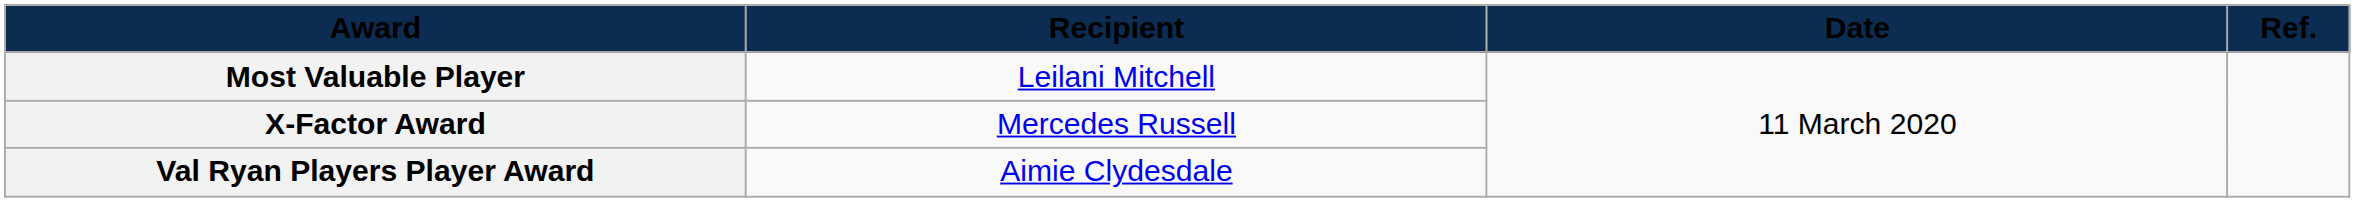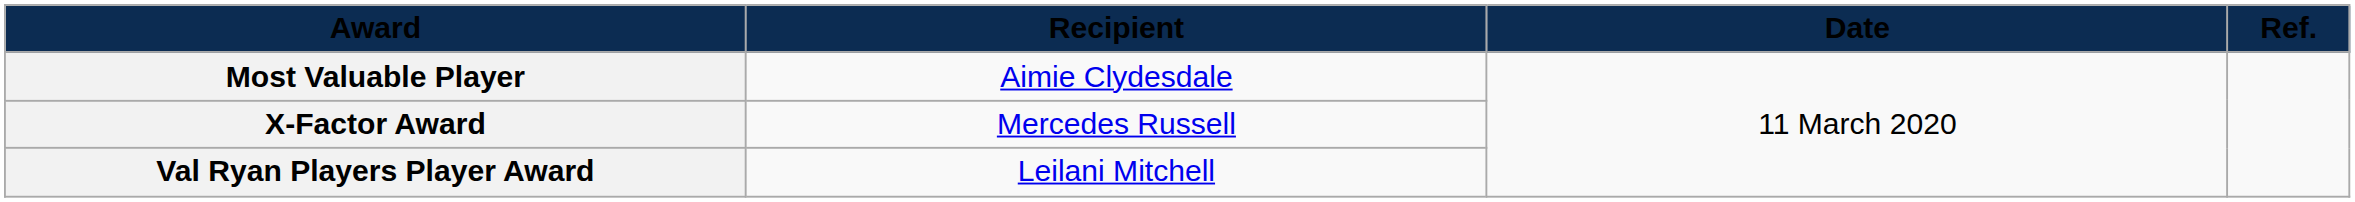(1116, 76) Leilani Mitchell -> (1116, 76) Aimie Clydesdale
(1116, 171) Aimie Clydesdale -> (1116, 171) Leilani Mitchell
